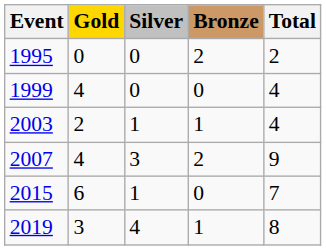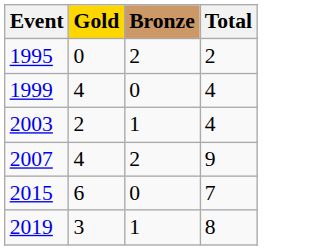- column: (156, 21)
